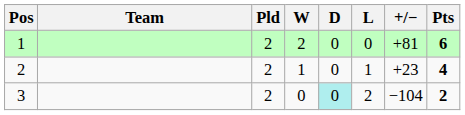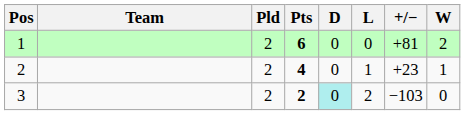columns swapped: (301, 17) <-> (443, 17)
(406, 95) −104 -> (406, 95) −103
